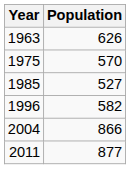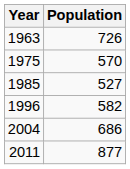(110, 38) 626 -> (110, 38) 726
(110, 129) 866 -> (110, 129) 686
